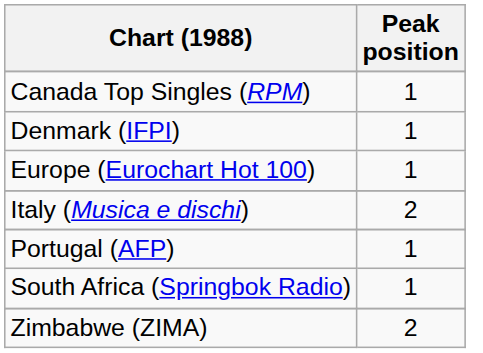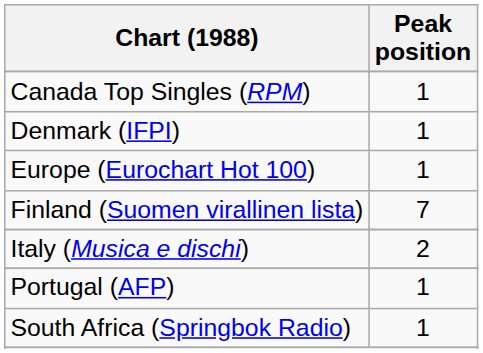+ row: (187, 209)
- row: (109, 327)
